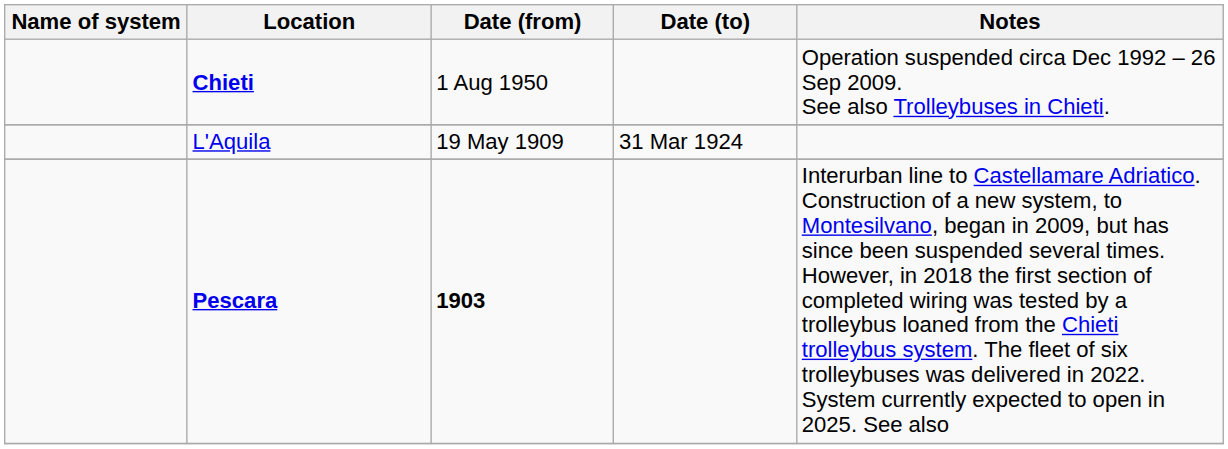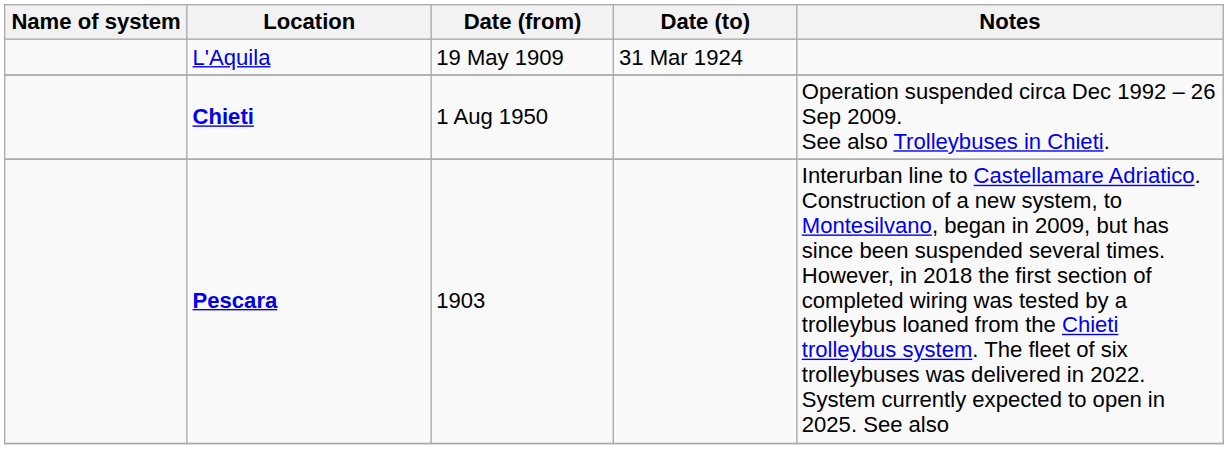rows swapped: (231, 141) <-> (223, 81)
(461, 300) bold -> (461, 300) normal
